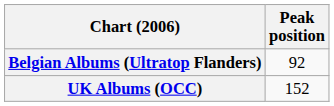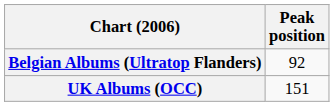(297, 88) 152 -> (297, 88) 151
